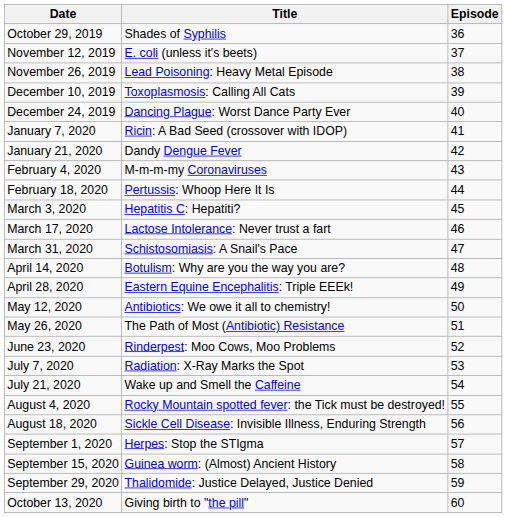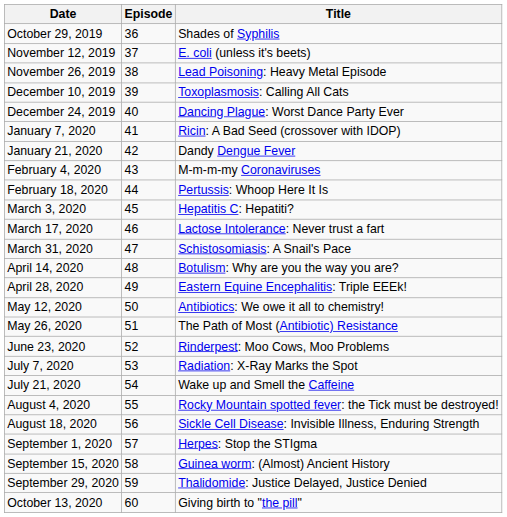columns swapped: (475, 14) <-> (285, 14)
